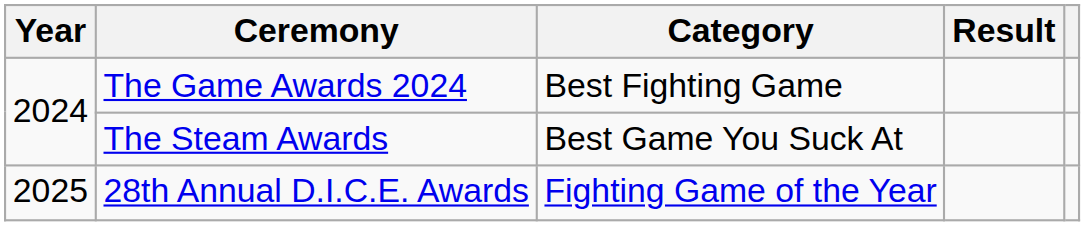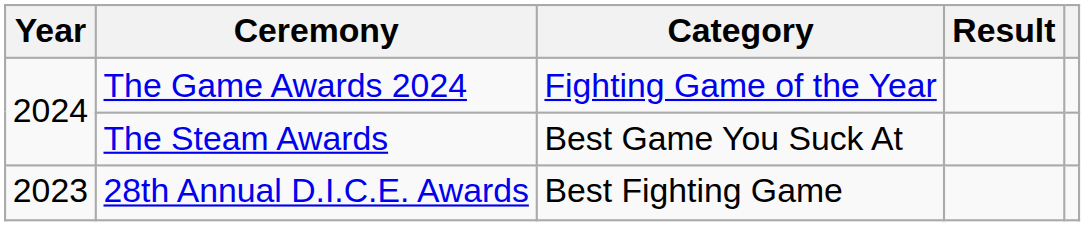(694, 84) Best Fighting Game -> (741, 84) Fighting Game of the Year
(50, 191) 2025 -> (50, 191) 2023
(741, 191) Fighting Game of the Year -> (694, 191) Best Fighting Game
